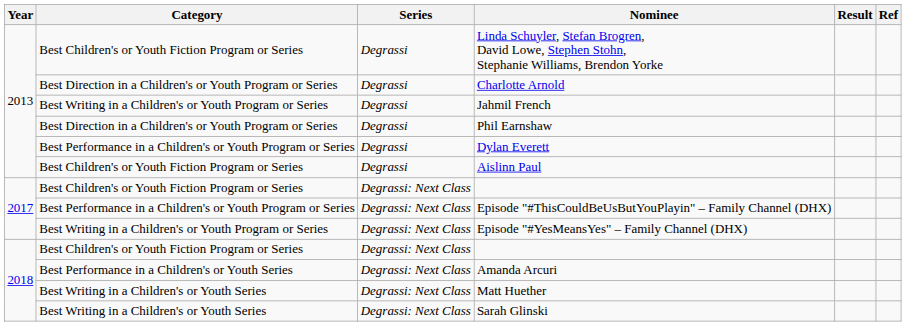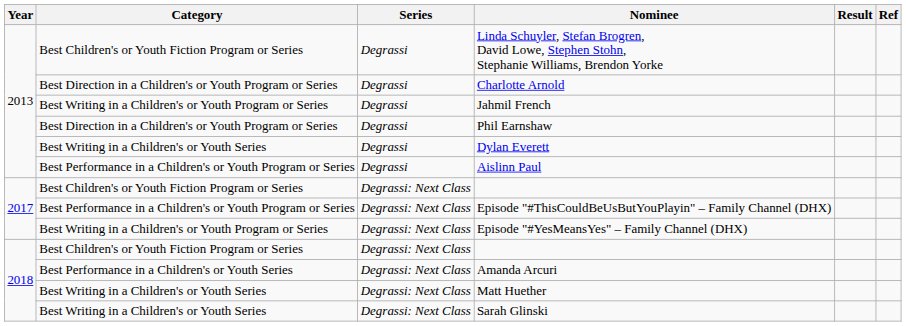(197, 146) Best Performance in a Children's or Youth Program or Series -> (153, 146) Best Writing in a Children's or Youth Series
(171, 167) Best Children's or Youth Fiction Program or Series -> (197, 167) Best Performance in a Children's or Youth Program or Series
